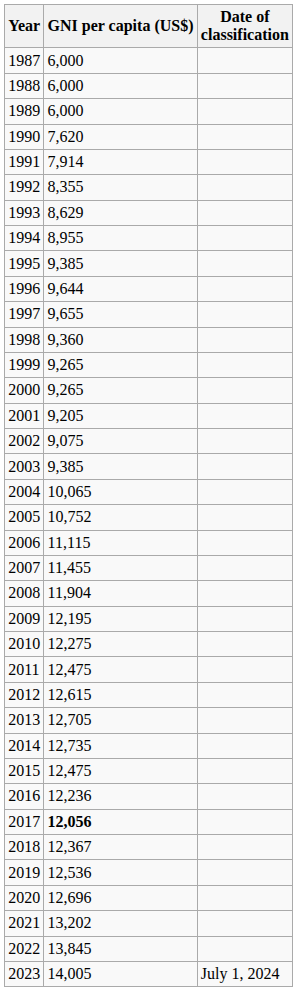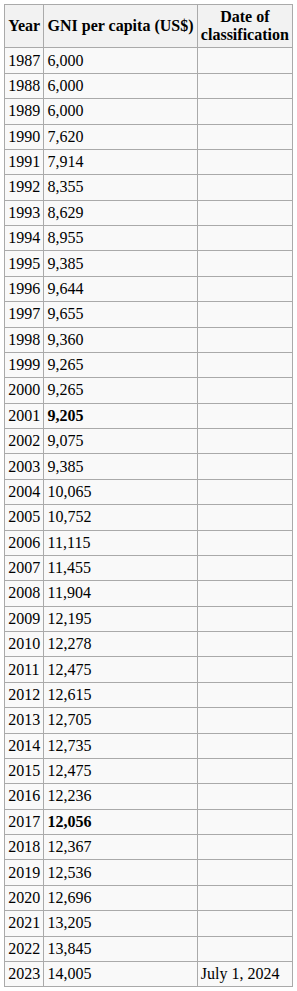(66, 415) normal -> (66, 415) bold
(70, 644) 12,275 -> (70, 644) 12,278
(70, 923) 13,202 -> (70, 923) 13,205
